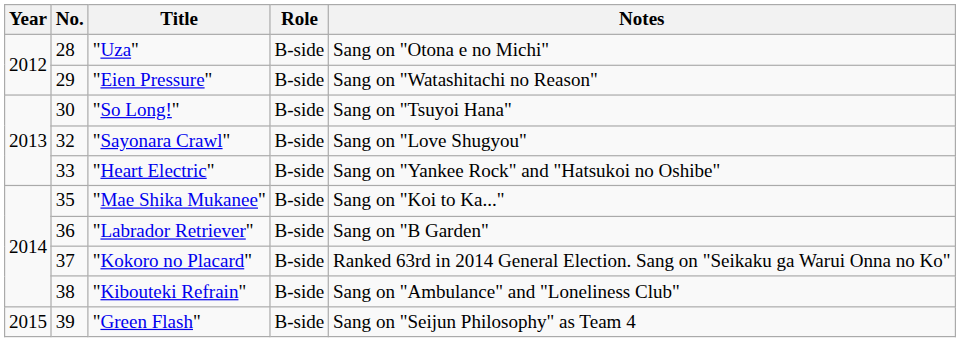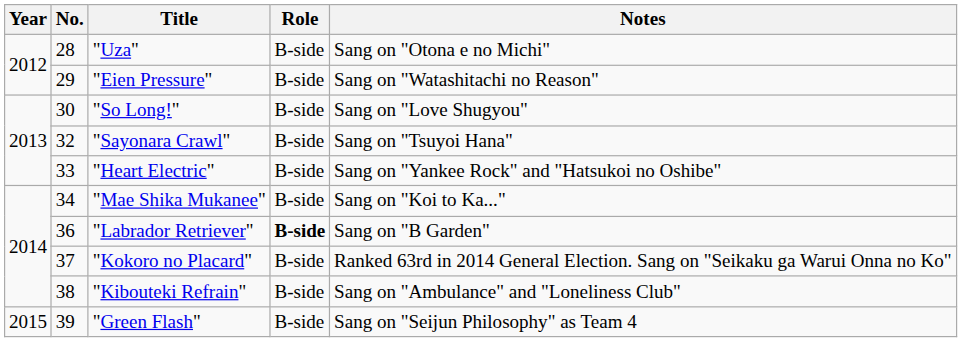(422, 110) Sang on "Tsuyoi Hana" -> (431, 110) Sang on "Love Shugyou"
(430, 140) Sang on "Love Shugyou" -> (423, 140) Sang on "Tsuyoi Hana"
(65, 200) 35 -> (65, 200) 34
(299, 230) normal -> (300, 230) bold
